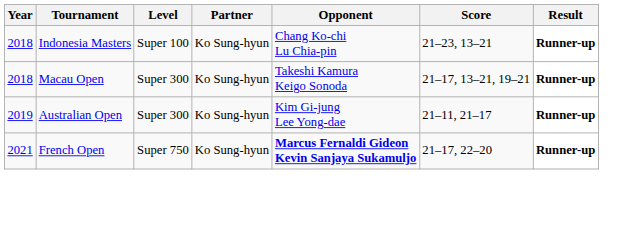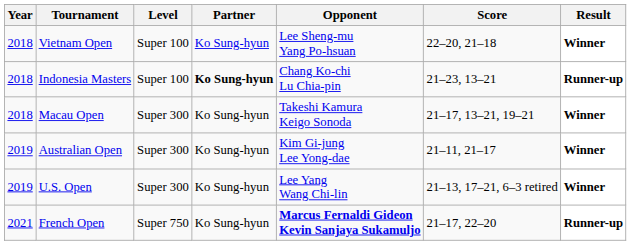+ row: (75, 43)
(232, 43) normal -> (234, 79) bold
(566, 79) Runner-up -> (584, 115) Winner
(566, 115) Runner-up -> (584, 151) Winner
+ row: (65, 187)
